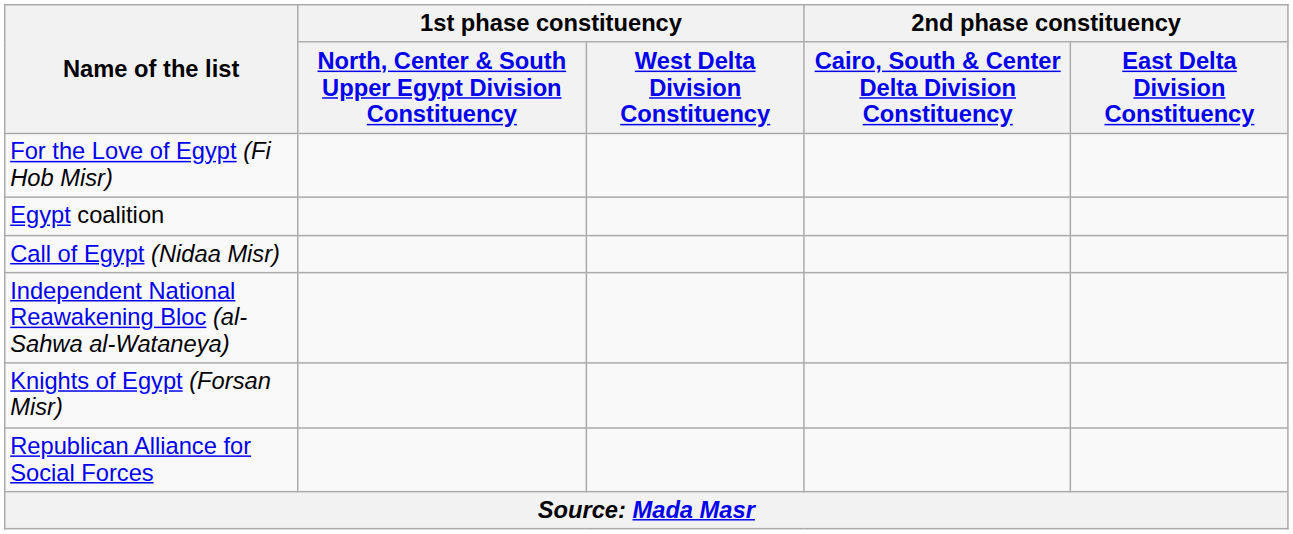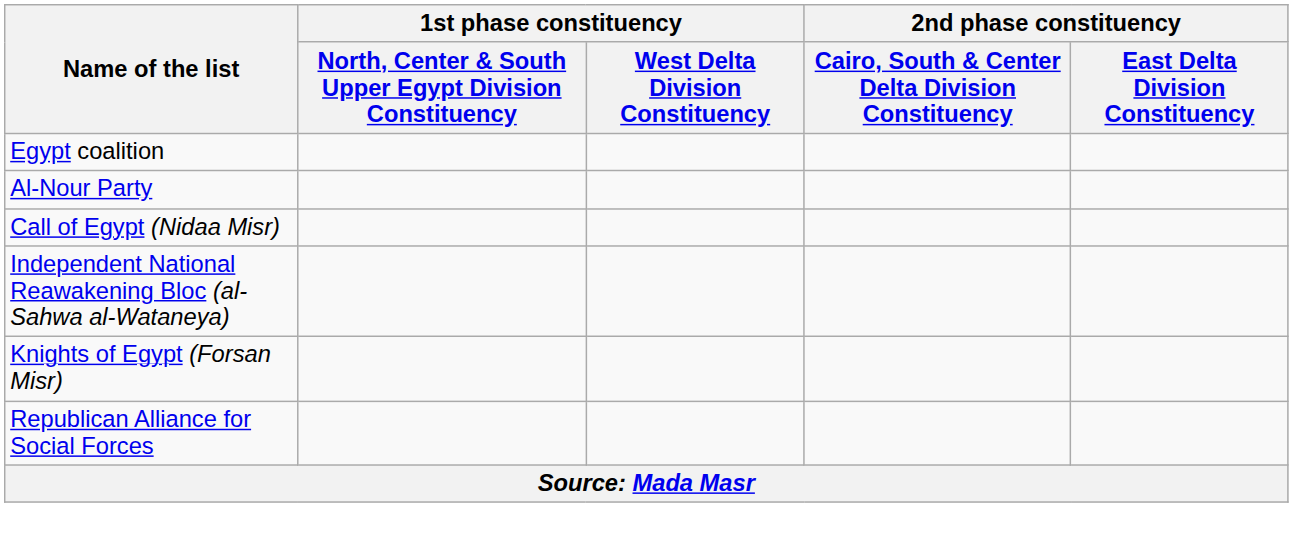- row: (141, 164)
+ row: (81, 189)
